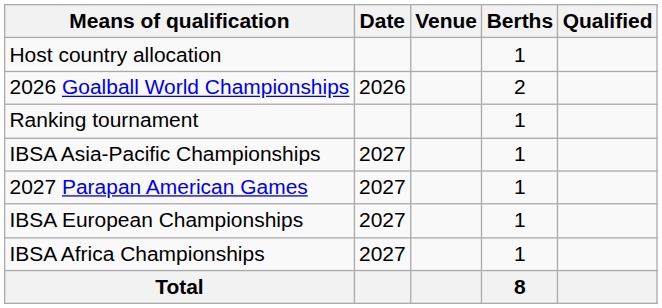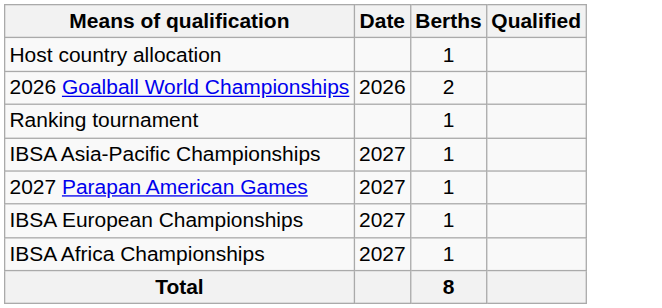- column: (446, 21)
